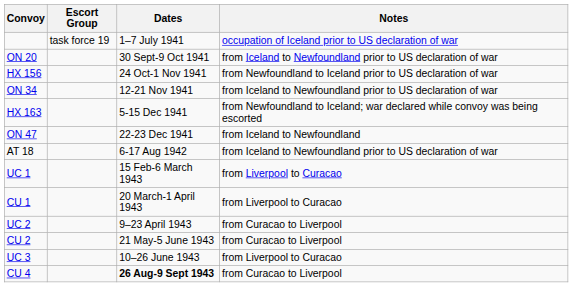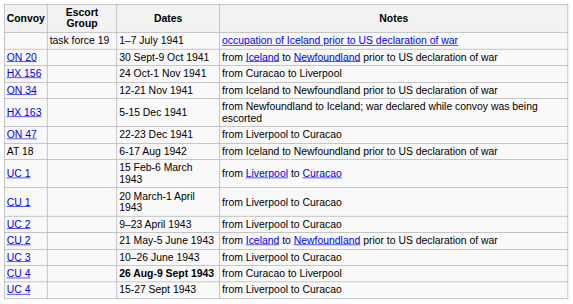(360, 73) from Newfoundland to Iceland prior to US declaration of war -> (282, 73) from Curacao to Liverpool
(291, 135) from Iceland to Newfoundland -> (282, 135) from Liverpool to Curacao
(282, 224) from Curacao to Liverpool -> (282, 224) from Liverpool to Curacao
(282, 240) from Curacao to Liverpool -> (360, 240) from Iceland to Newfoundland prior to US declaration of war
+ row: (19, 290)
